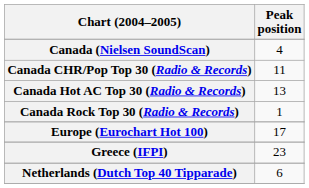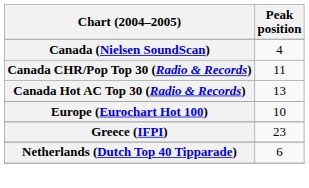- row: (129, 111)
(279, 132) 17 -> (279, 111) 10
